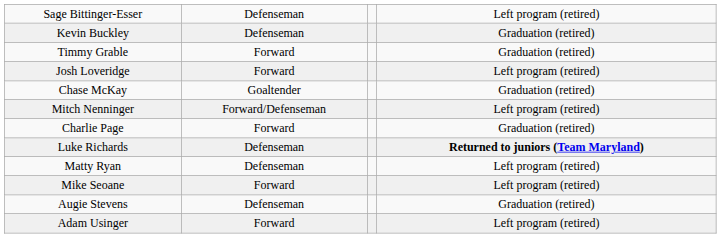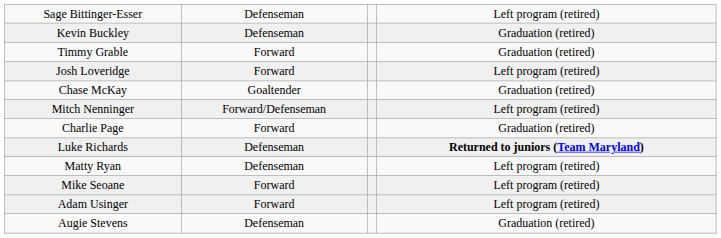rows swapped: (93, 204) <-> (93, 223)
